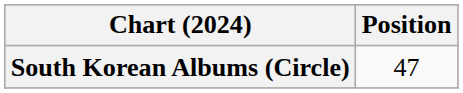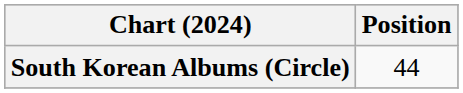(407, 66) 47 -> (407, 66) 44
